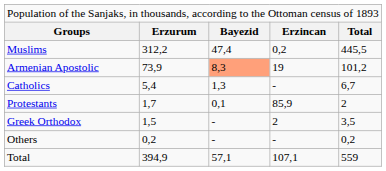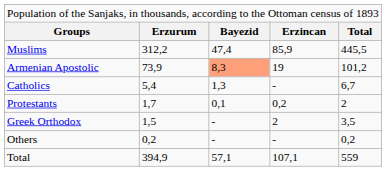(279, 49) 0,2 -> (282, 49) 85,9
(282, 103) 85,9 -> (279, 103) 0,2
